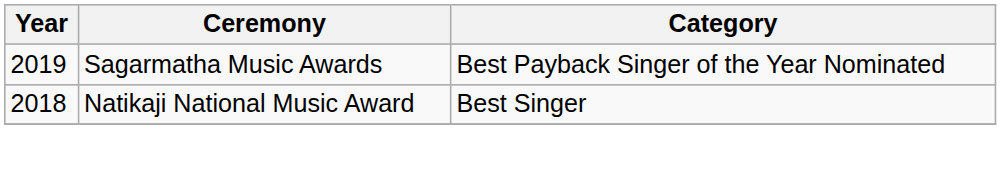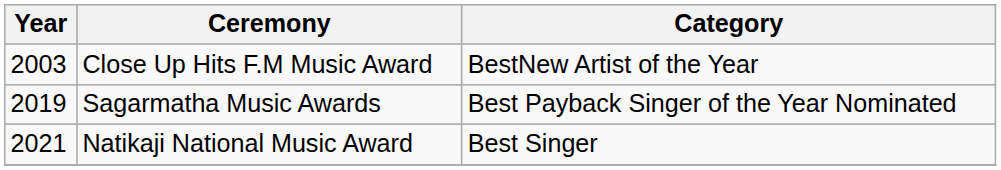+ row: (257, 64)
(39, 104) 2018 -> (39, 143) 2021
